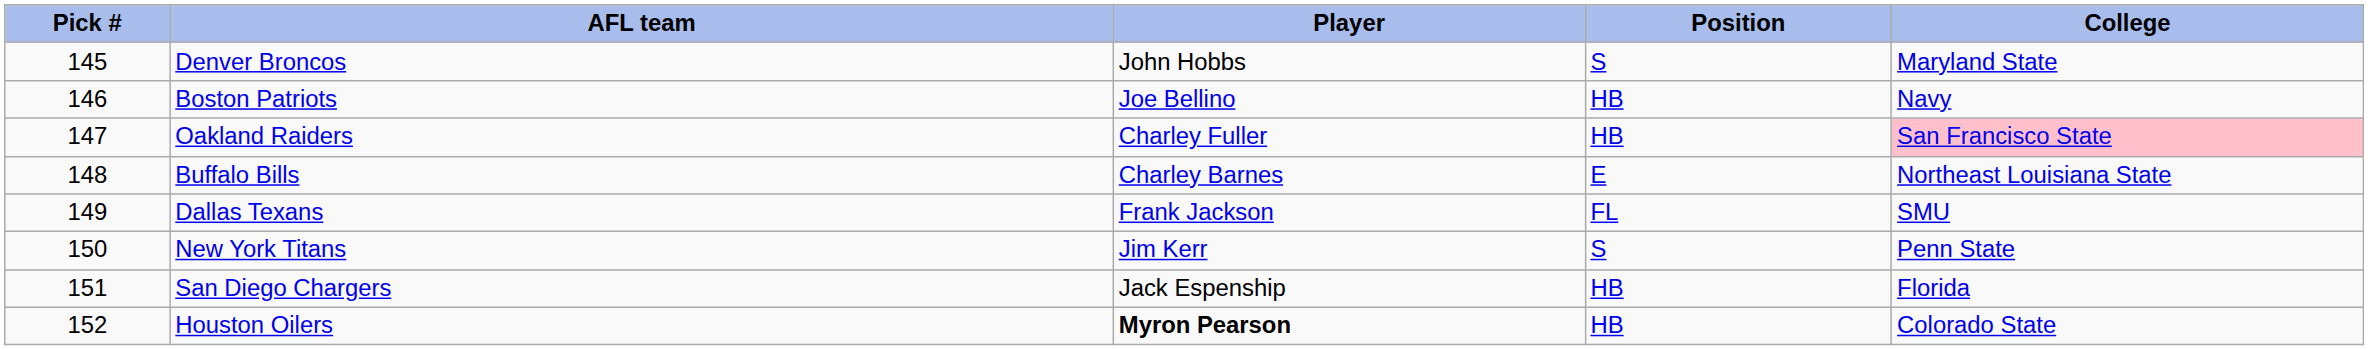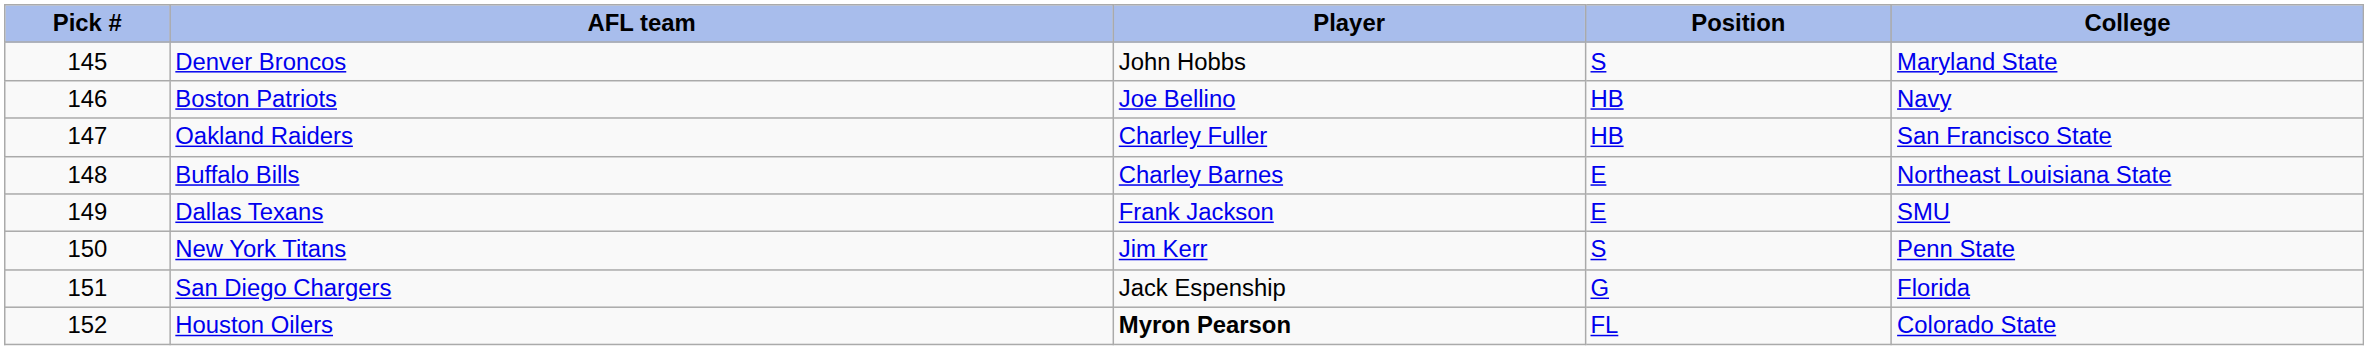(2004, 136) pink background -> (2004, 136) no background
(1604, 212) FL -> (1598, 212) E
(1607, 288) HB -> (1600, 288) G
(1607, 325) HB -> (1604, 325) FL
